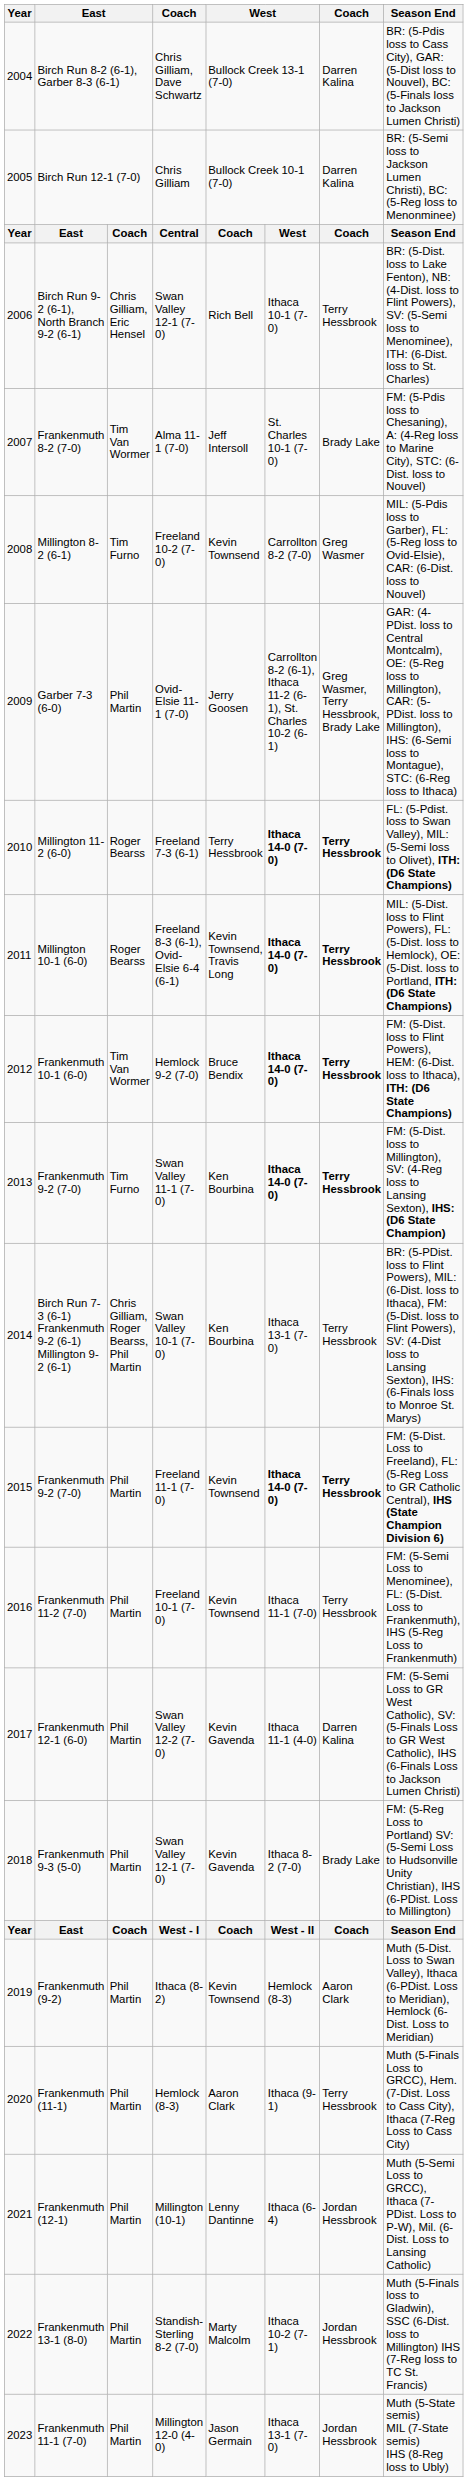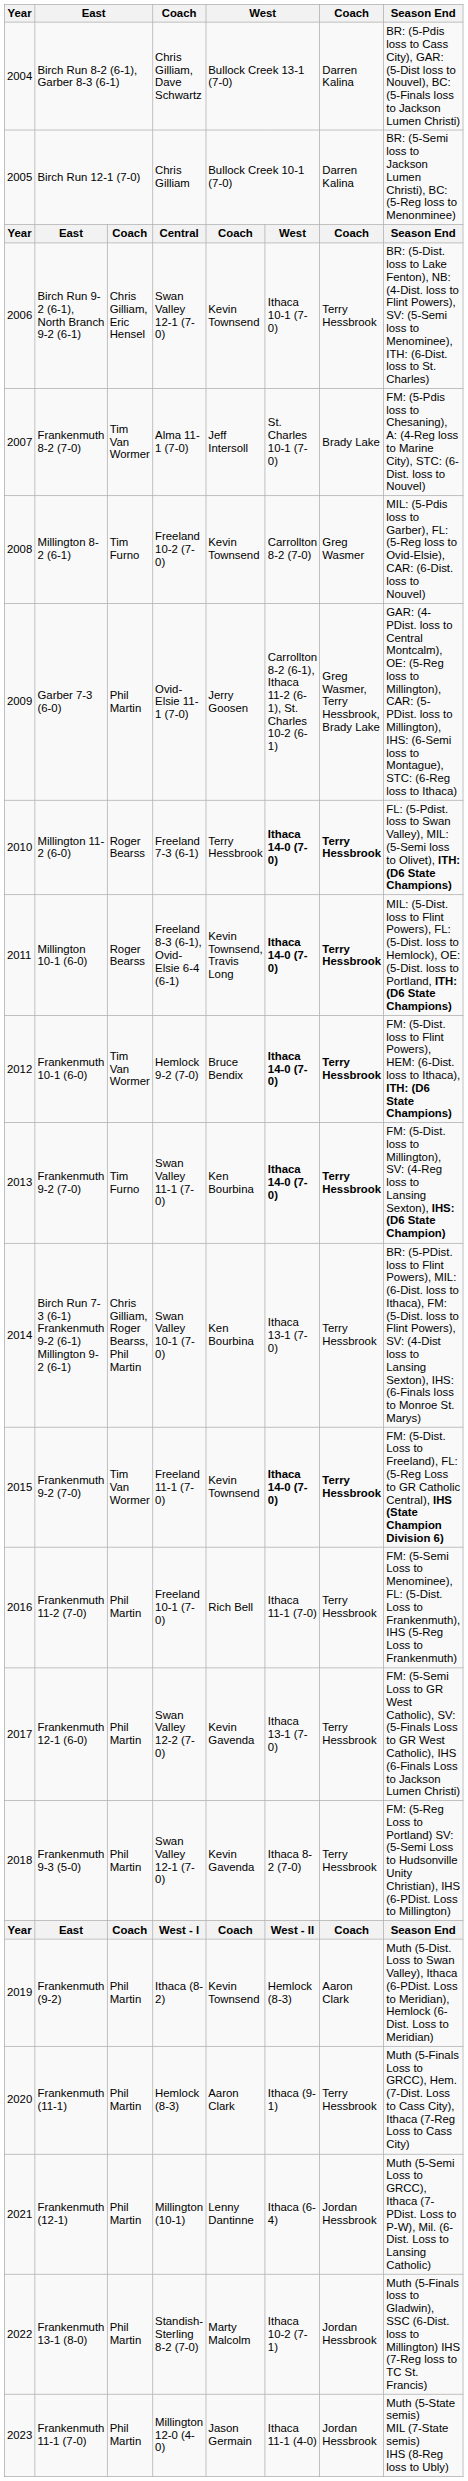(231, 315) Rich Bell -> (234, 315) Kevin Townsend
(125, 1487) Phil Martin -> (130, 1487) Tim Van Wormer
(234, 1607) Kevin Townsend -> (231, 1607) Rich Bell
(292, 1734) Ithaca 11-1 (4-0) -> (288, 1734) Ithaca 13-1 (7-0)
(340, 1734) Darren Kalina -> (349, 1734) Terry Hessbrook
(351, 1860) Brady Lake -> (349, 1860) Terry Hessbrook
(288, 2435) Ithaca 13-1 (7-0) -> (292, 2435) Ithaca 11-1 (4-0)
